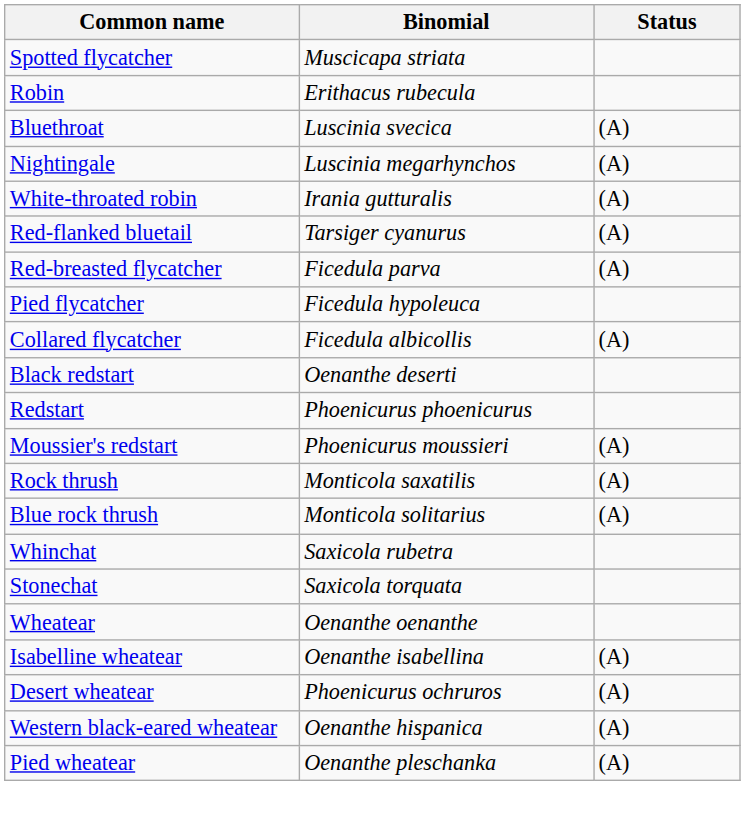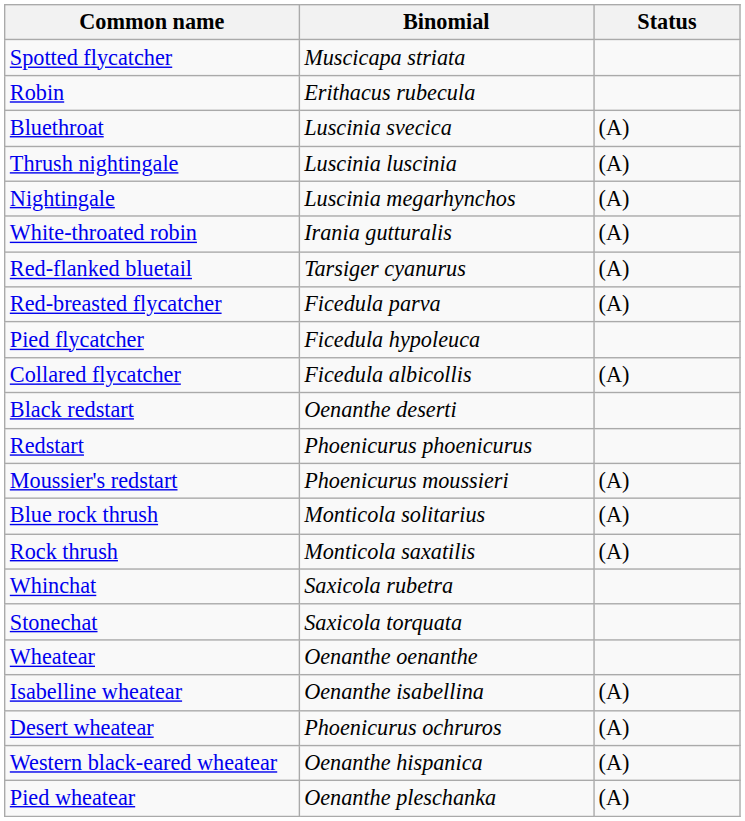+ row: (94, 163)
rows swapped: (64, 480) <-> (84, 515)
